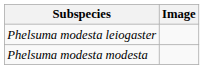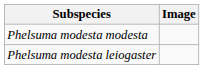rows swapped: (82, 34) <-> (78, 54)
